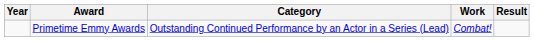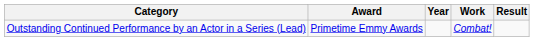columns swapped: (17, 12) <-> (299, 12)
